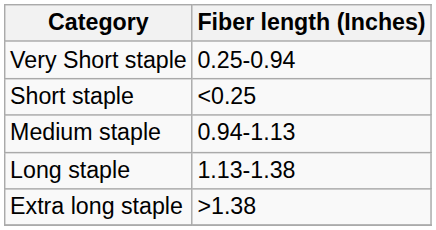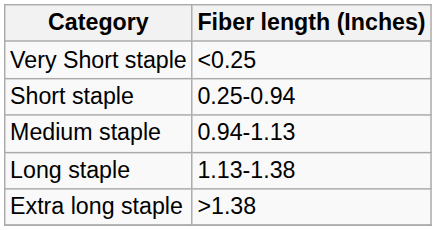(246, 59) 0.25-0.94 -> (227, 59) <0.25
(227, 96) <0.25 -> (246, 96) 0.25-0.94
